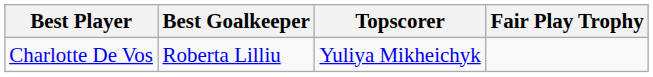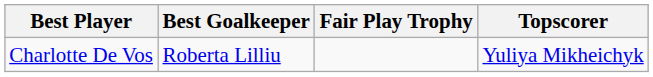columns swapped: (400, 21) <-> (567, 21)
